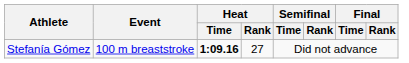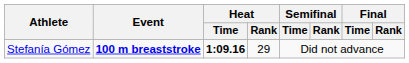(145, 49) normal -> (148, 49) bold
(257, 49) 27 -> (264, 49) 29
